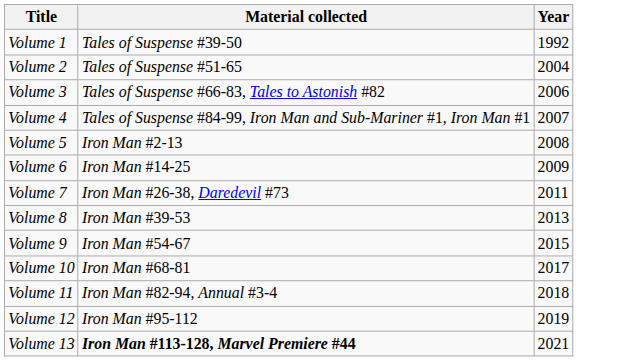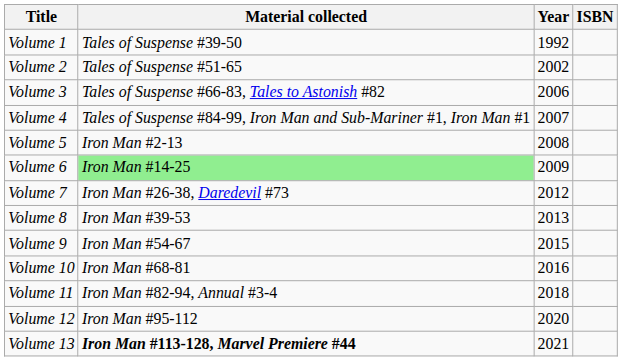+ column: (595, 17)
(553, 67) 2004 -> (553, 67) 2002
(136, 167) no background -> (136, 167) lightgreen background
(553, 192) 2011 -> (553, 192) 2012
(553, 268) 2017 -> (553, 268) 2016
(553, 318) 2019 -> (553, 318) 2020
